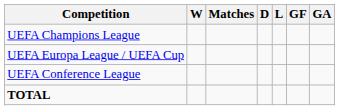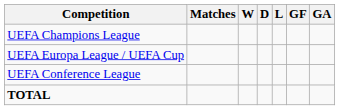columns swapped: (231, 14) <-> (196, 14)
